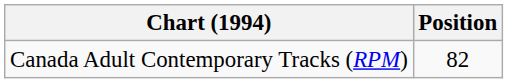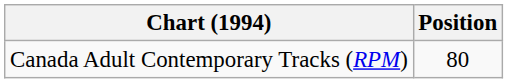(458, 58) 82 -> (458, 58) 80
